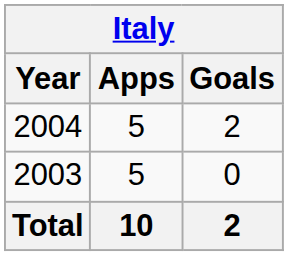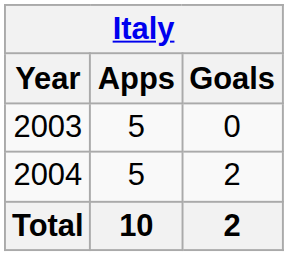rows swapped: (48, 175) <-> (48, 126)
